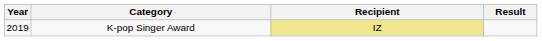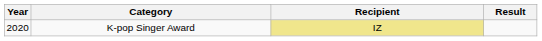(18, 28) 2019 -> (18, 28) 2020
